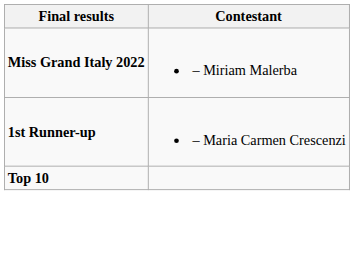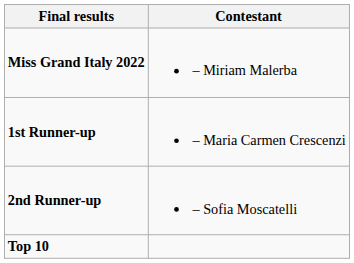+ row: (55, 200)
